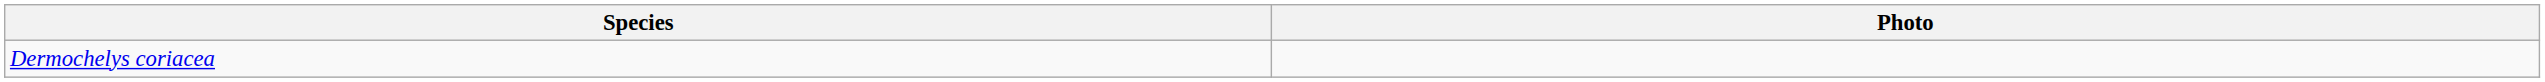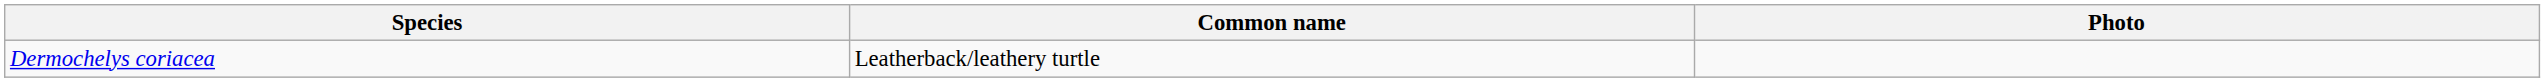+ column: (1272, 22)
